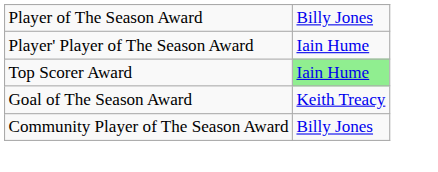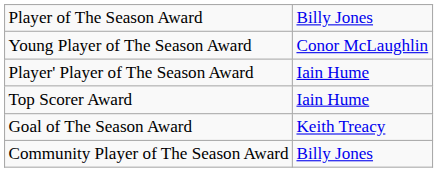+ row: (130, 45)
(333, 72) lightgreen background -> (333, 99) no background
